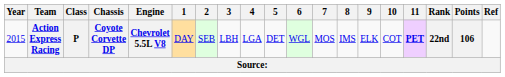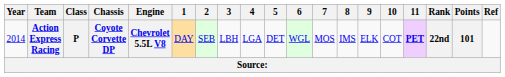(16, 39) 2015 -> (16, 39) 2014
(467, 39) 106 -> (467, 39) 101
